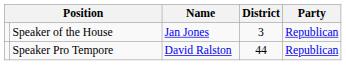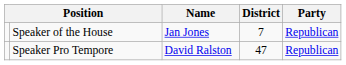(261, 32) 3 -> (261, 32) 7
(261, 50) 44 -> (261, 50) 47
